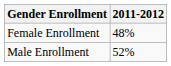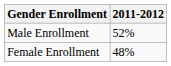rows swapped: (48, 52) <-> (53, 33)
